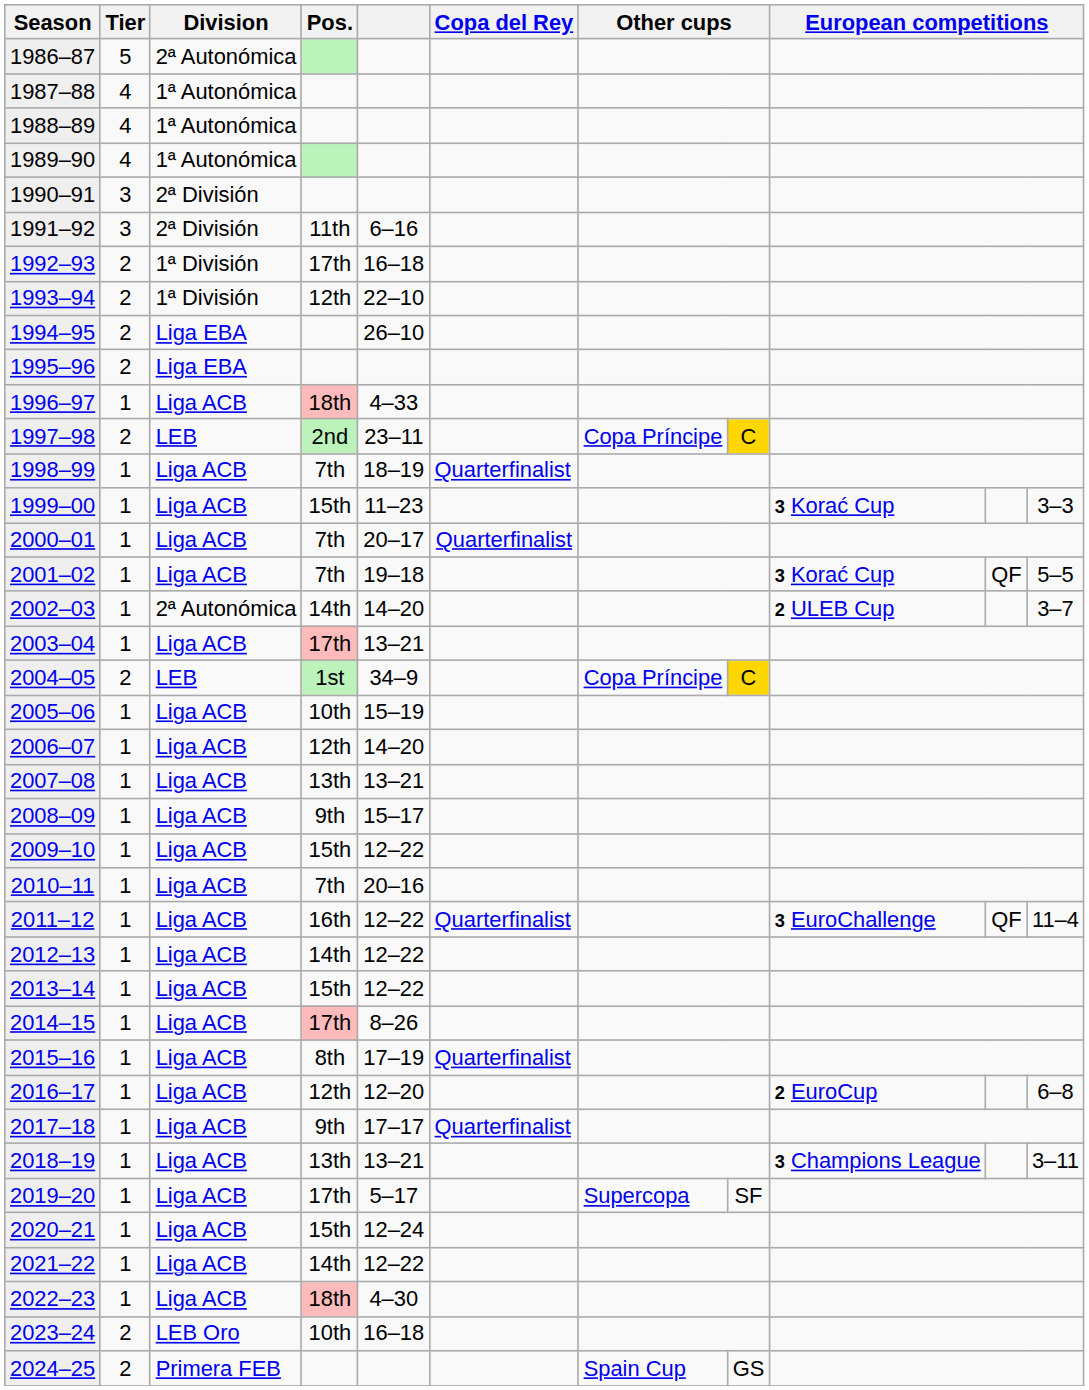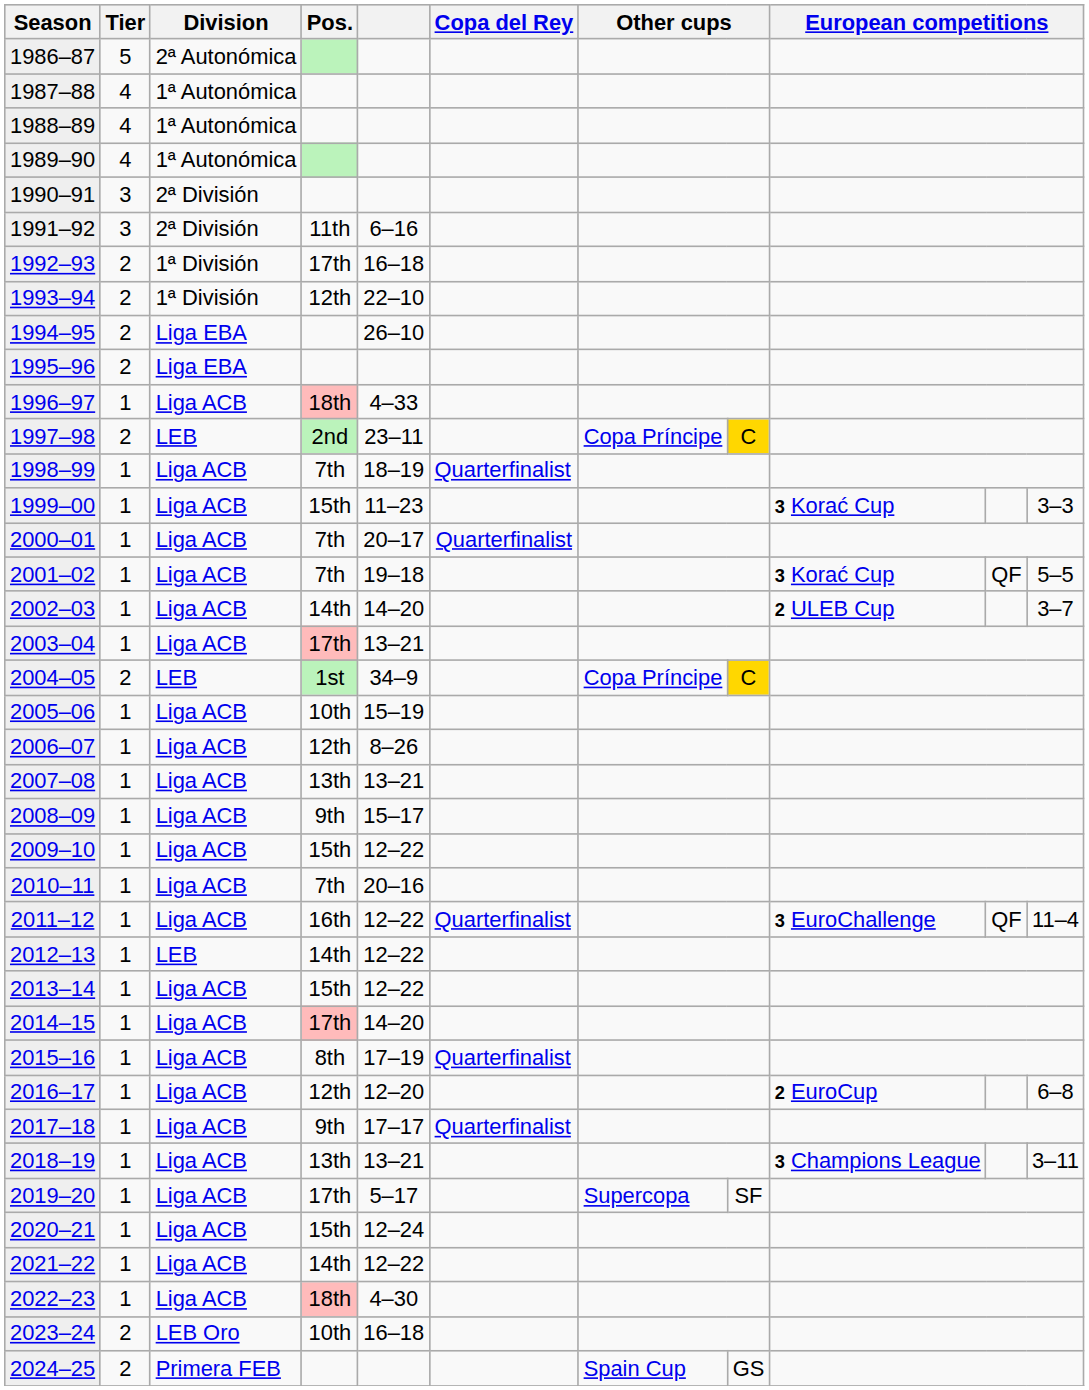(226, 608) 2ª Autonómica -> (201, 608) Liga ACB
(394, 746) 14–20 -> (394, 746) 8–26
(201, 954) Liga ACB -> (176, 954) LEB
(394, 1023) 8–26 -> (394, 1023) 14–20
